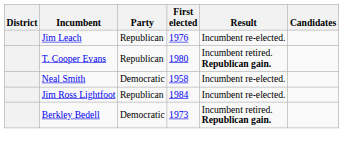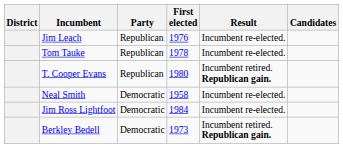+ row: (63, 53)
(142, 94) Republican -> (142, 109) Democratic
